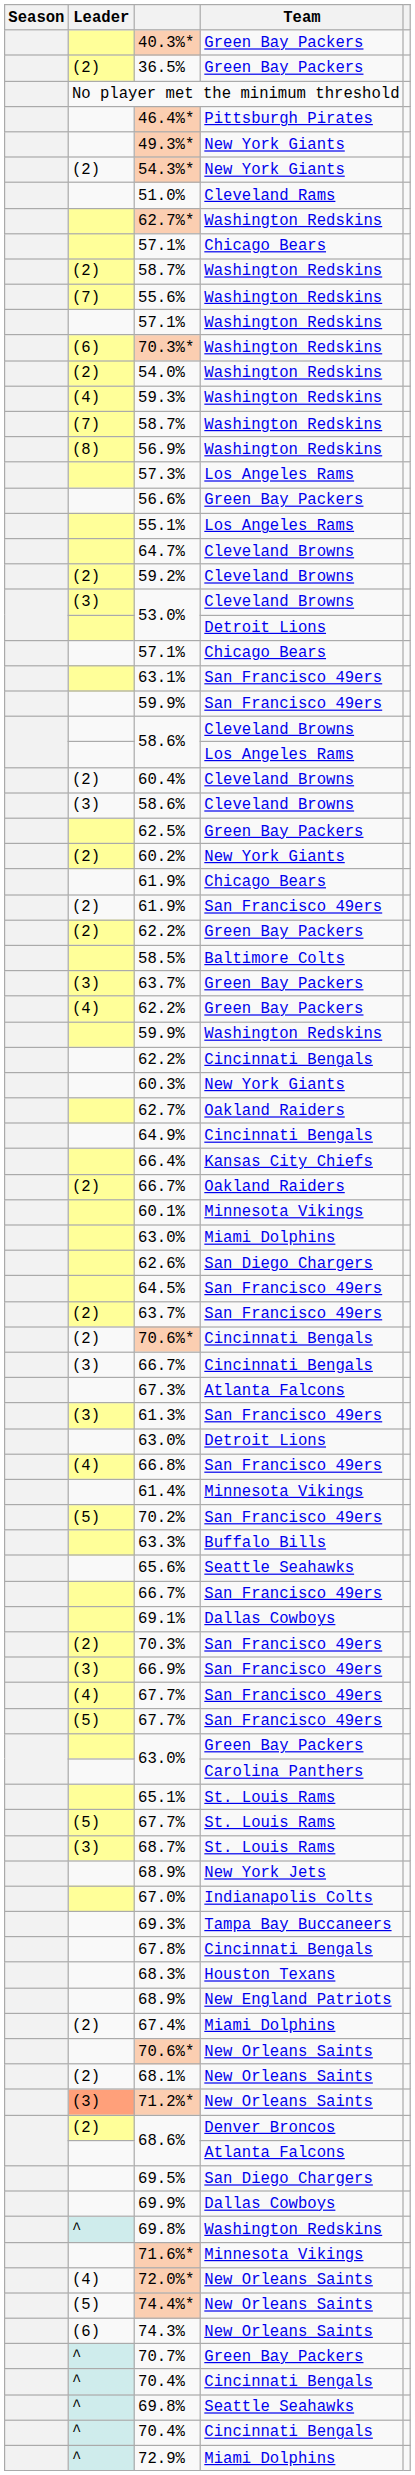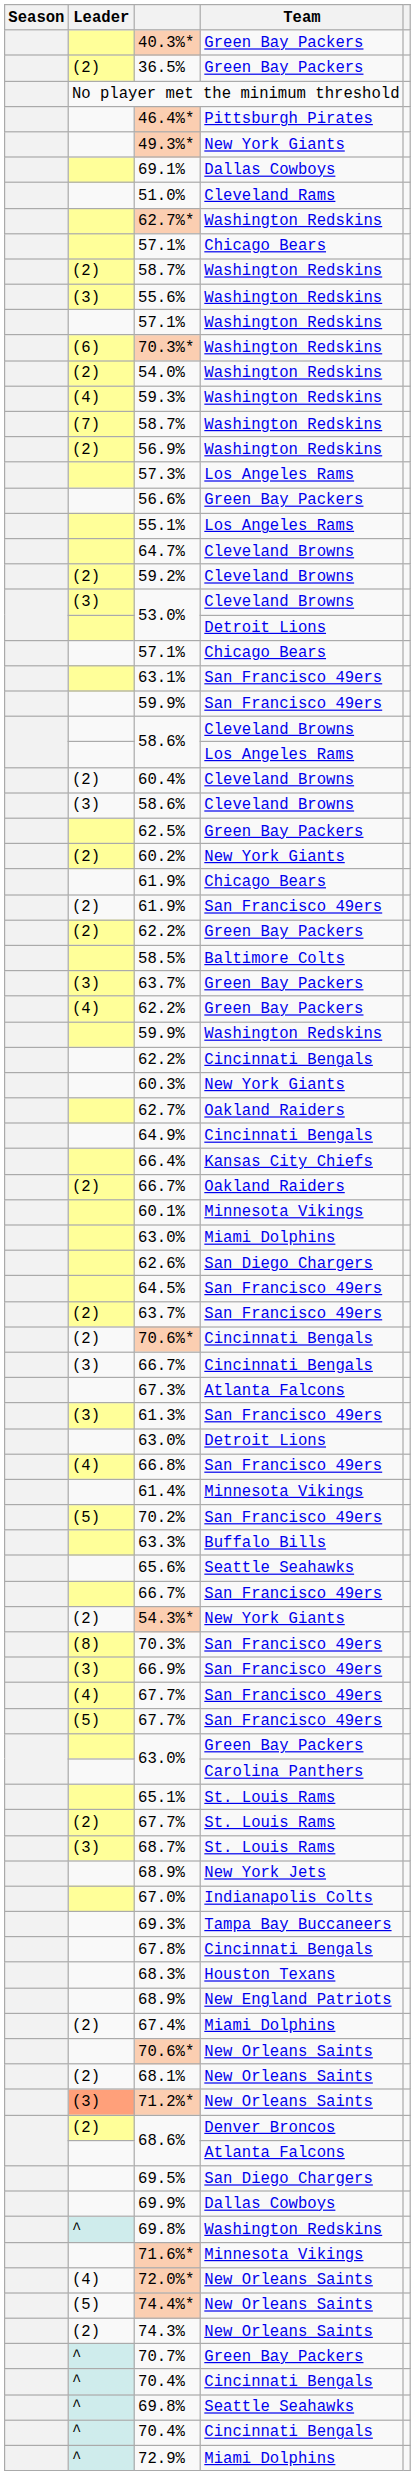rows swapped: (166, 170) <-> (162, 1619)
(86, 297) (7) -> (86, 297) (3)
(86, 450) (8) -> (86, 450) (2)
(86, 1645) (2) -> (86, 1645) (8)
(86, 1822) (5) -> (86, 1822) (2)
(86, 2331) (6) -> (86, 2331) (2)
